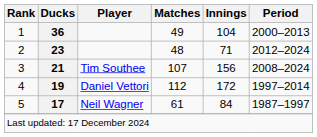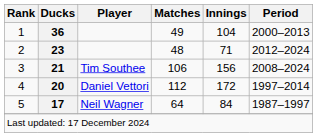(177, 68) 107 -> (177, 68) 106
(58, 86) 19 -> (58, 86) 20
(177, 104) 61 -> (177, 104) 64
